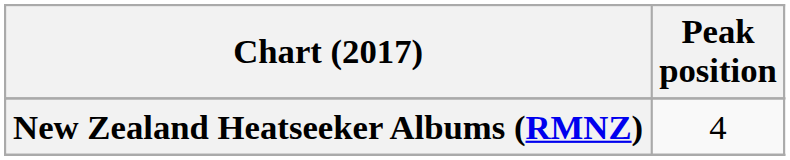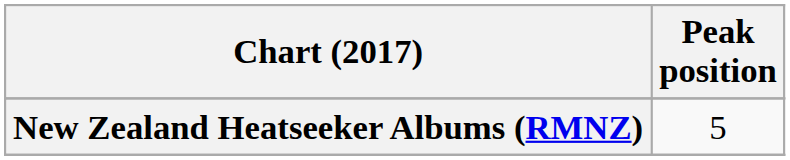(718, 126) 4 -> (718, 126) 5
